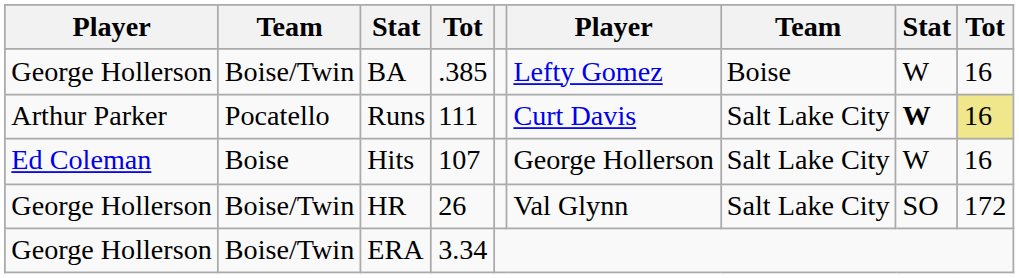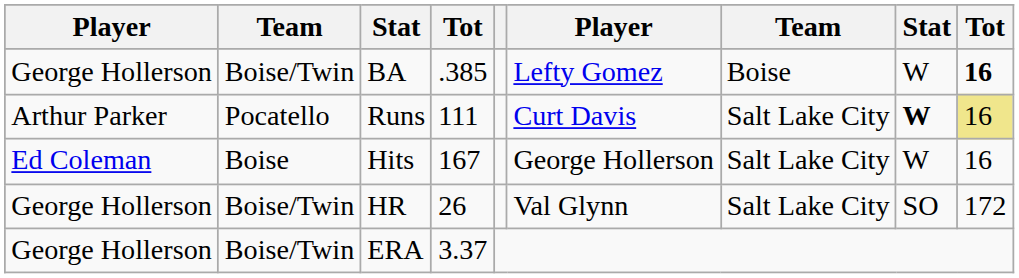(978, 71) normal -> (978, 71) bold
(459, 160) 107 -> (459, 160) 167
(463, 250) 3.34 -> (463, 250) 3.37
